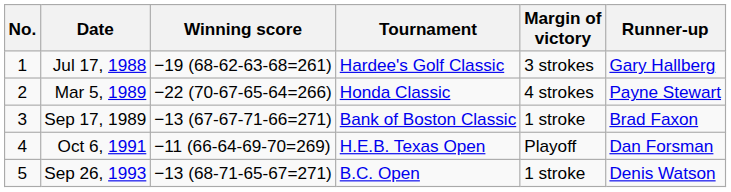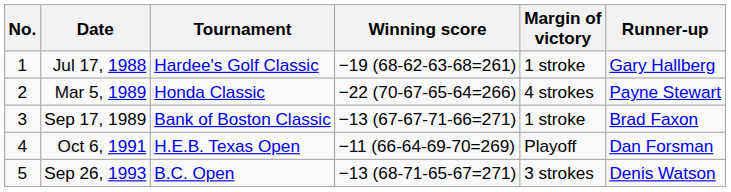columns swapped: (428, 28) <-> (243, 28)
(559, 65) 3 strokes -> (555, 65) 1 stroke
(555, 174) 1 stroke -> (559, 174) 3 strokes
